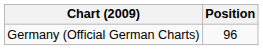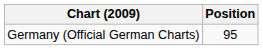(230, 34) 96 -> (230, 34) 95
